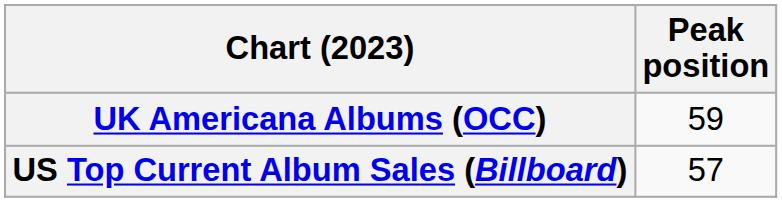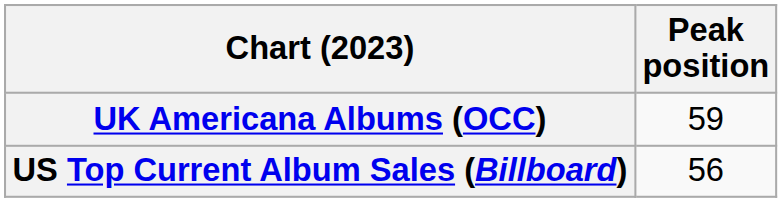(706, 170) 57 -> (706, 170) 56
